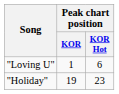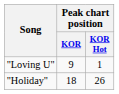(71, 64) 1 -> (71, 64) 9
(100, 64) 6 -> (100, 64) 1
(71, 81) 19 -> (71, 81) 18
(100, 81) 23 -> (100, 81) 26
